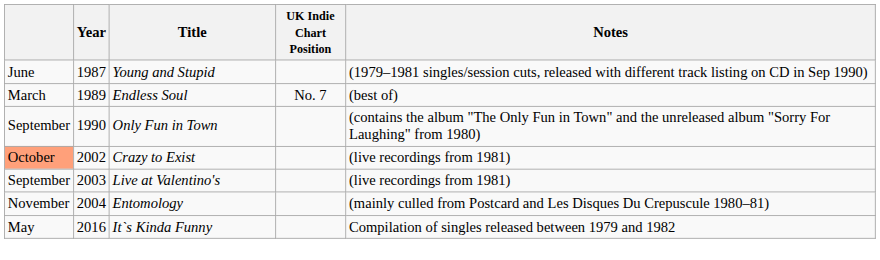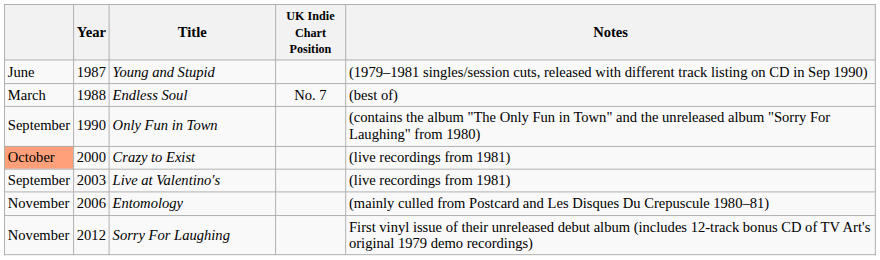(91, 94) 1989 -> (91, 94) 1988
(91, 157) 2002 -> (91, 157) 2000
(91, 203) 2004 -> (91, 203) 2006
+ row: (171, 235)
- row: (162, 226)
